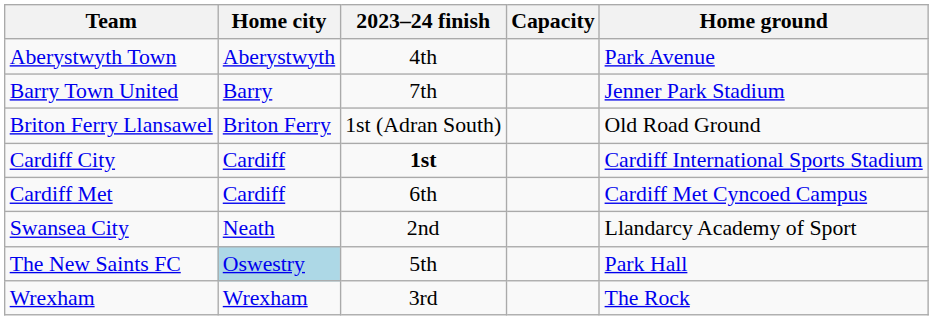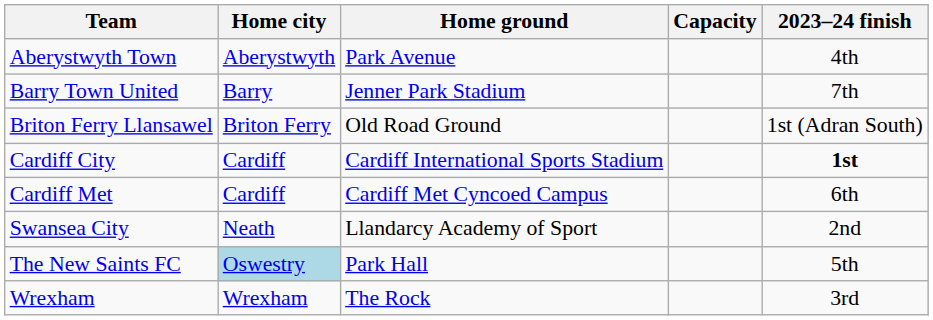columns swapped: (764, 21) <-> (423, 21)
